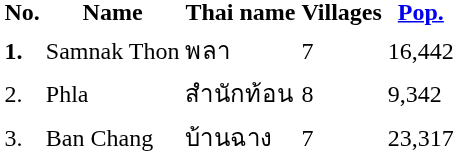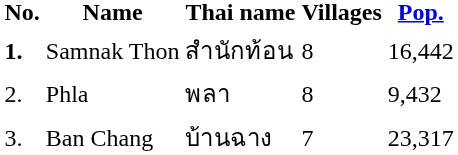(208, 50) พลา -> (239, 50) สำนักท้อน
(307, 50) 7 -> (307, 50) 8
(239, 94) สำนักท้อน -> (208, 94) พลา
(415, 93) 9,342 -> (415, 93) 9,432
